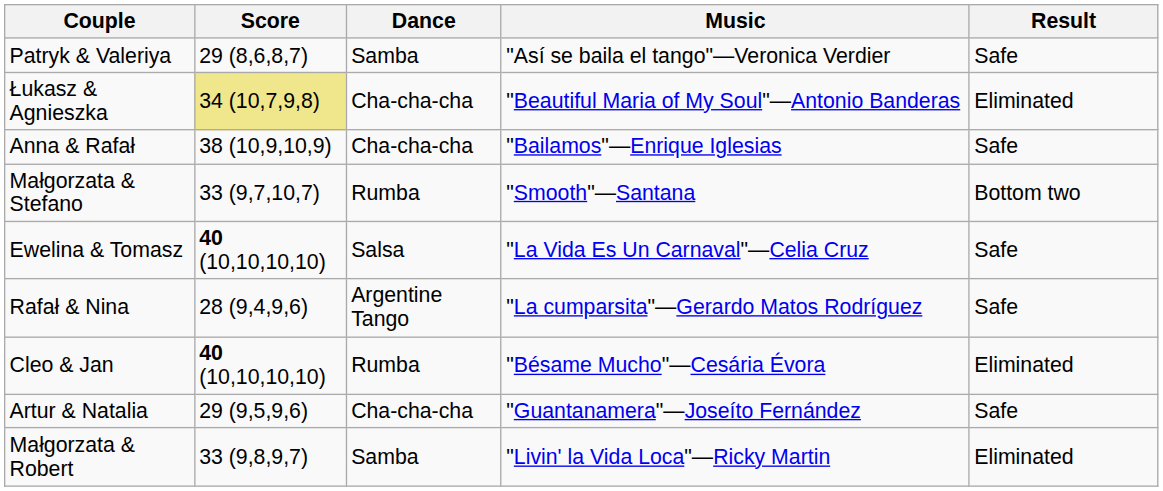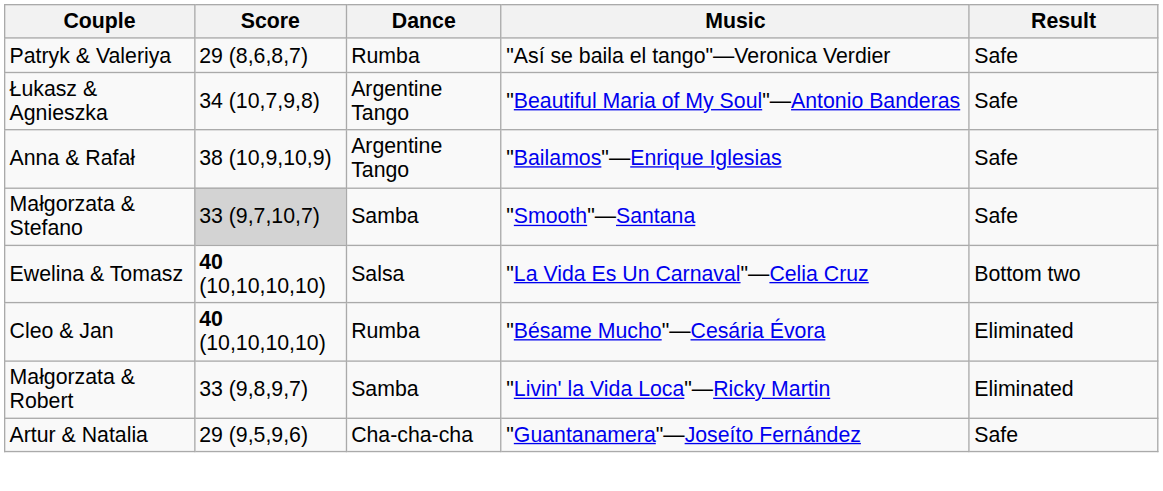(385, 55) Samba -> (385, 55) Rumba
(260, 100) khaki background -> (260, 100) no background
(412, 100) Cha-cha-cha -> (397, 100) Argentine Tango
(1024, 100) Eliminated -> (996, 100) Safe
(412, 146) Cha-cha-cha -> (397, 158) Argentine Tango
(260, 192) no background -> (260, 216) lightgrey background
(385, 192) Rumba -> (385, 216) Samba
(1027, 192) Bottom two -> (996, 216) Safe
(996, 249) Safe -> (1027, 273) Bottom two
- row: (69, 307)
rows swapped: (79, 411) <-> (72, 456)
